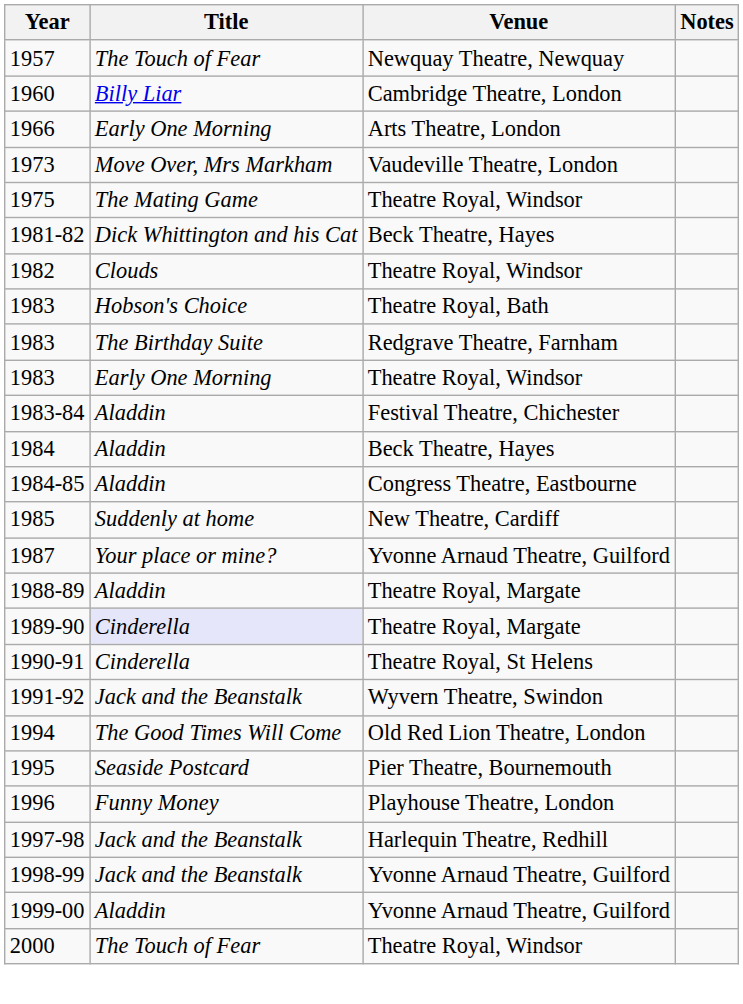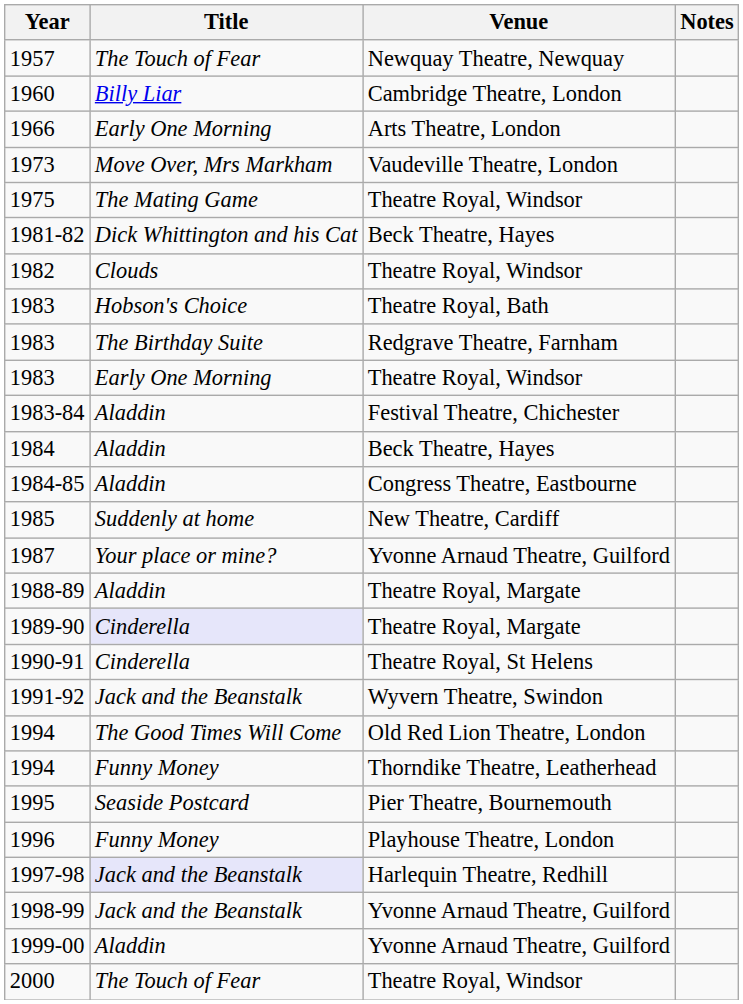+ row: (32, 768)
(198, 839) no background -> (198, 874) lavender background
